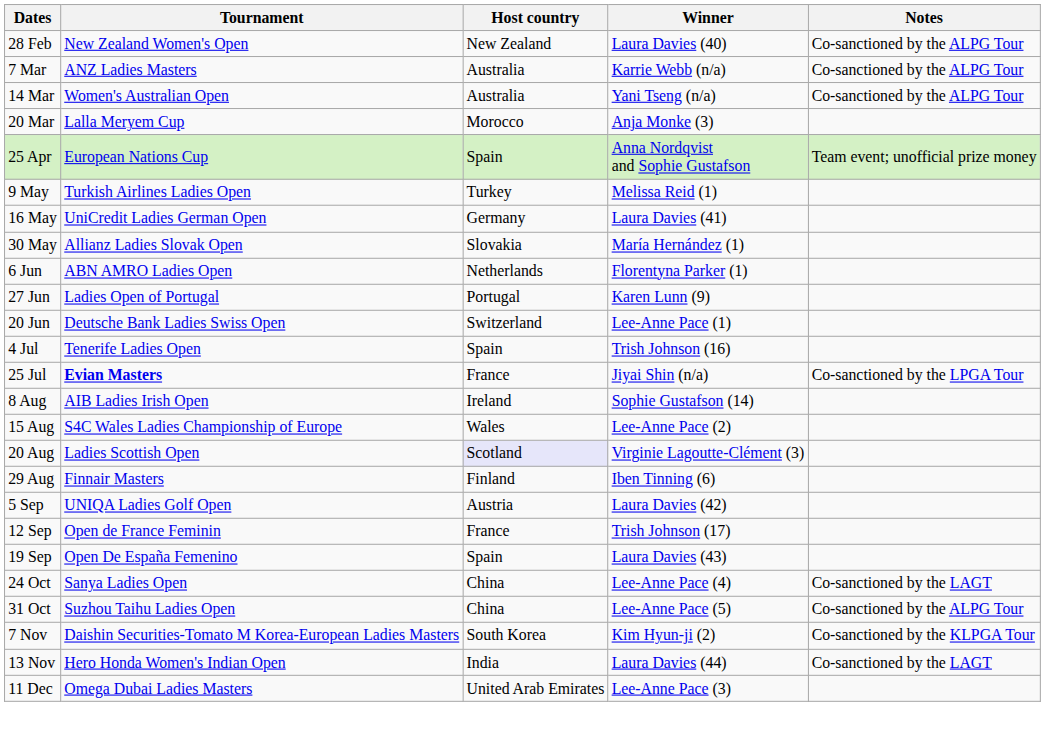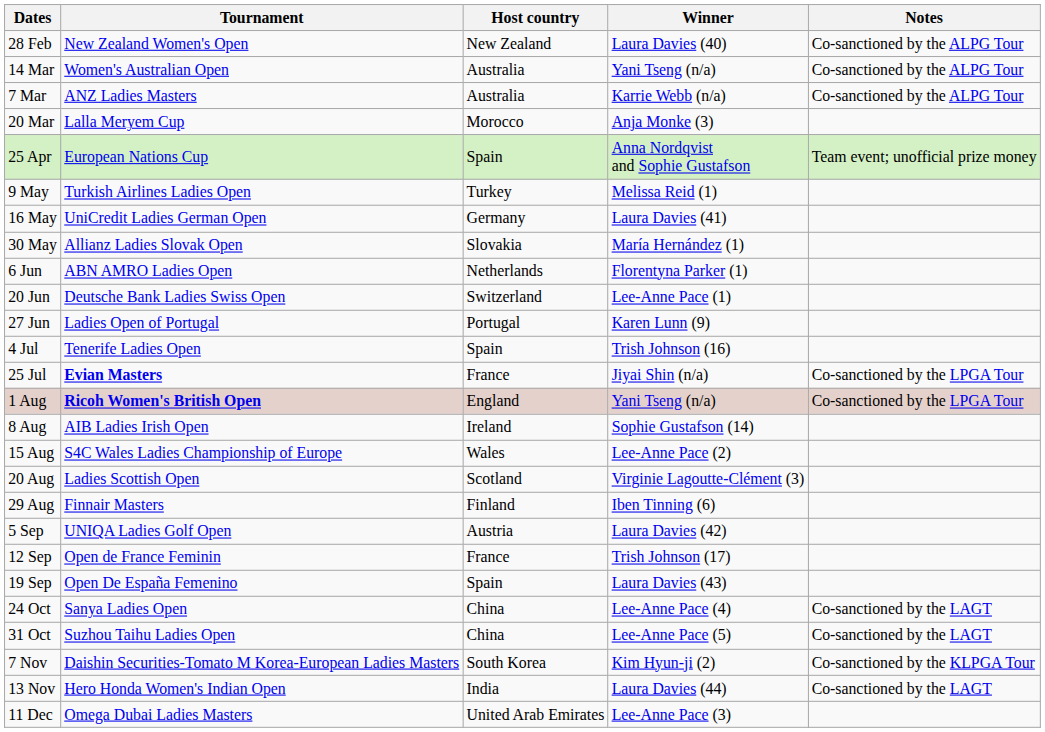rows swapped: (27, 69) <-> (31, 95)
rows swapped: (29, 323) <-> (29, 297)
+ row: (27, 401)
(494, 453) lavender background -> (494, 479) no background
(918, 609) Co-sanctioned by the ALPG Tour -> (902, 635) Co-sanctioned by the LAGT
